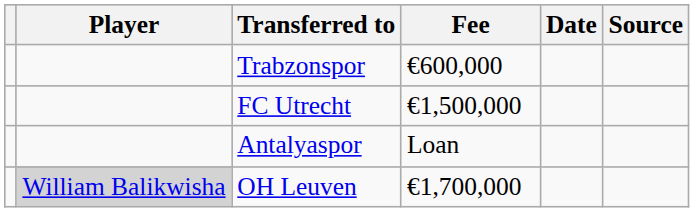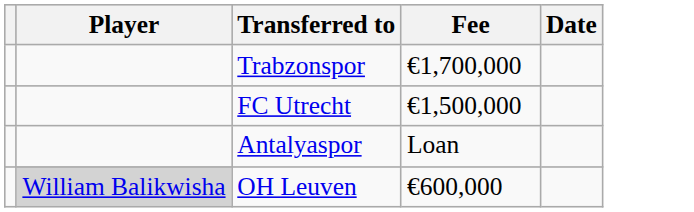- column: (646, 24)
(455, 65) €600,000 -> (464, 65) €1,700,000
(464, 186) €1,700,000 -> (455, 186) €600,000
